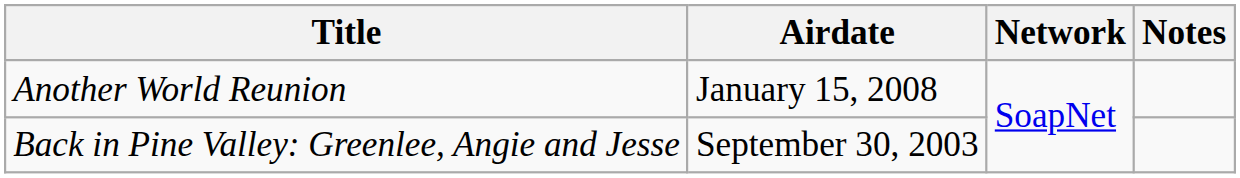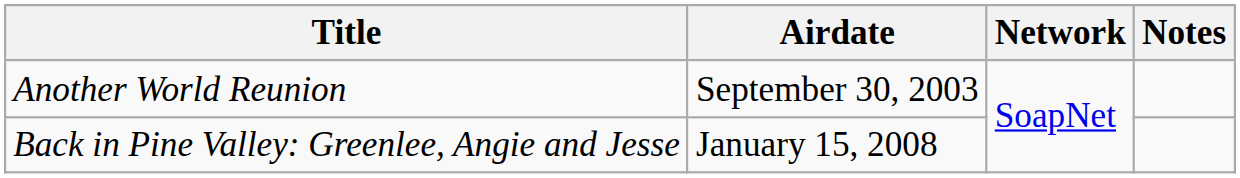(817, 88) January 15, 2008 -> (837, 88) September 30, 2003
(837, 144) September 30, 2003 -> (817, 144) January 15, 2008
